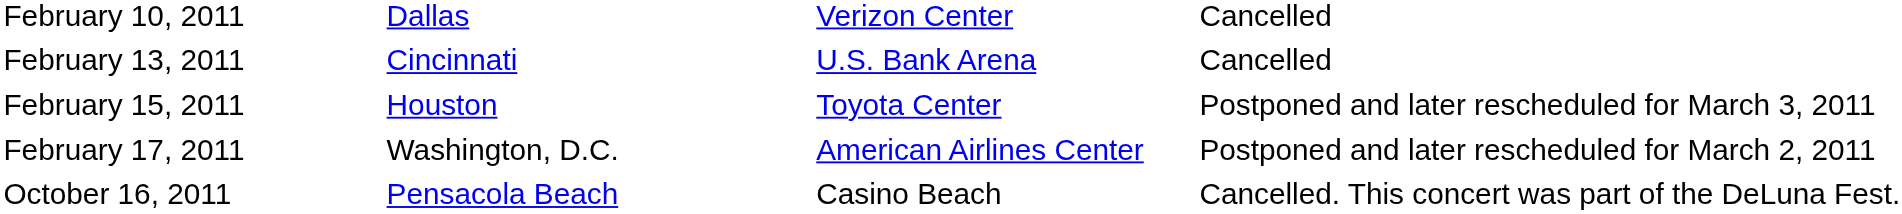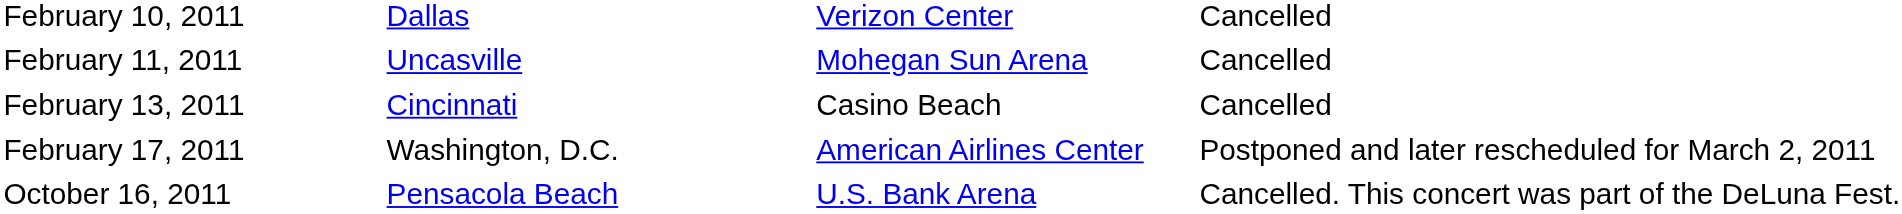+ row: (123, 60)
(926, 60) U.S. Bank Arena -> (909, 105) Casino Beach
- row: (124, 105)
(909, 194) Casino Beach -> (926, 194) U.S. Bank Arena
